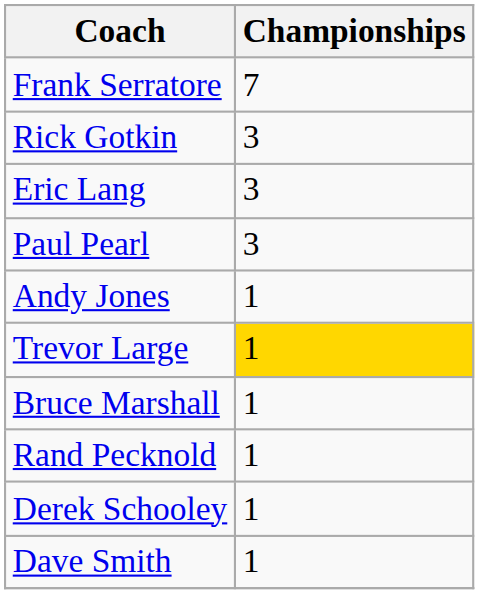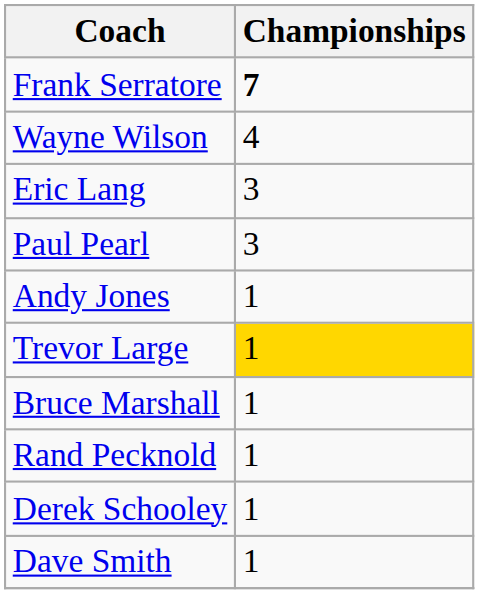(251, 84) normal -> (251, 84) bold
+ row: (110, 137)
- row: (95, 137)
